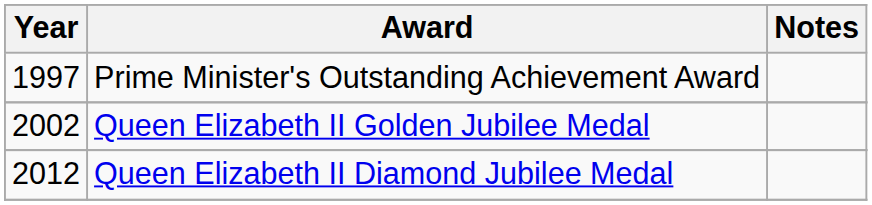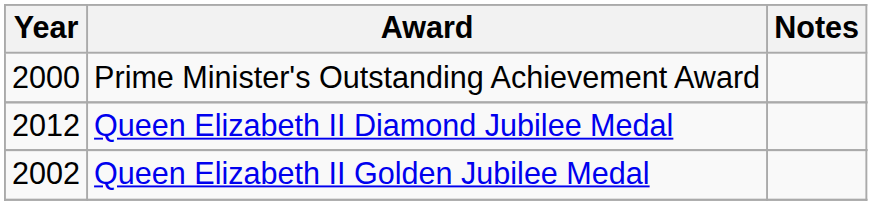(46, 77) 1997 -> (46, 77) 2000
rows swapped: (372, 125) <-> (384, 174)
